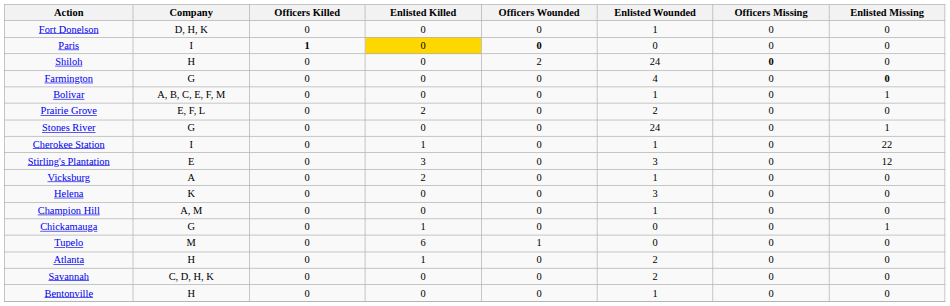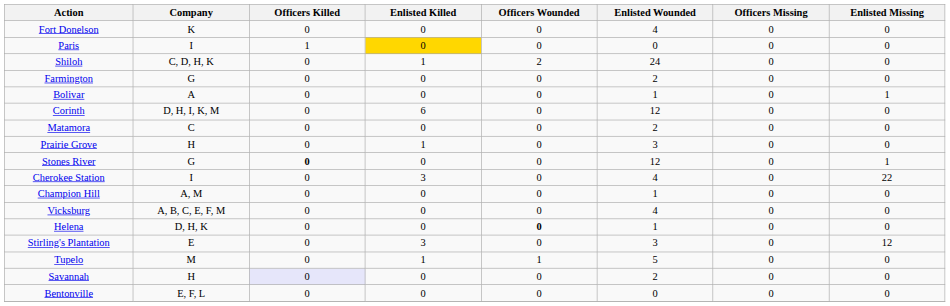(191, 29) D, H, K -> (191, 29) K
(655, 29) 1 -> (655, 29) 4
(307, 45) bold -> (307, 45) normal
(539, 45) bold -> (539, 45) normal
(191, 62) H -> (191, 62) C, D, H, K
(423, 62) 0 -> (423, 62) 1
(771, 62) bold -> (771, 62) normal
(655, 78) 4 -> (655, 78) 2
(887, 78) bold -> (887, 78) normal
(191, 95) A, B, C, E, F, M -> (191, 95) A
+ row: (69, 111)
+ row: (69, 128)
(191, 111) E, F, L -> (191, 144) H
(423, 111) 2 -> (423, 144) 1
(655, 111) 2 -> (655, 144) 3
(307, 128) normal -> (307, 161) bold
(655, 128) 24 -> (655, 161) 12
(423, 144) 1 -> (423, 177) 3
(655, 144) 1 -> (655, 177) 4
rows swapped: (69, 210) <-> (69, 161)
(191, 177) A -> (191, 210) A, B, C, E, F, M
(423, 177) 2 -> (423, 210) 0
(655, 177) 1 -> (655, 210) 4
(191, 194) K -> (191, 227) D, H, K
(539, 194) normal -> (539, 227) bold
(655, 194) 3 -> (655, 227) 1
- row: (69, 227)
(423, 243) 6 -> (423, 260) 1
(655, 243) 0 -> (655, 260) 5
- row: (69, 260)
(191, 276) C, D, H, K -> (191, 276) H
(307, 276) no background -> (307, 276) lavender background
(191, 293) H -> (191, 293) E, F, L
(655, 293) 1 -> (655, 293) 0
